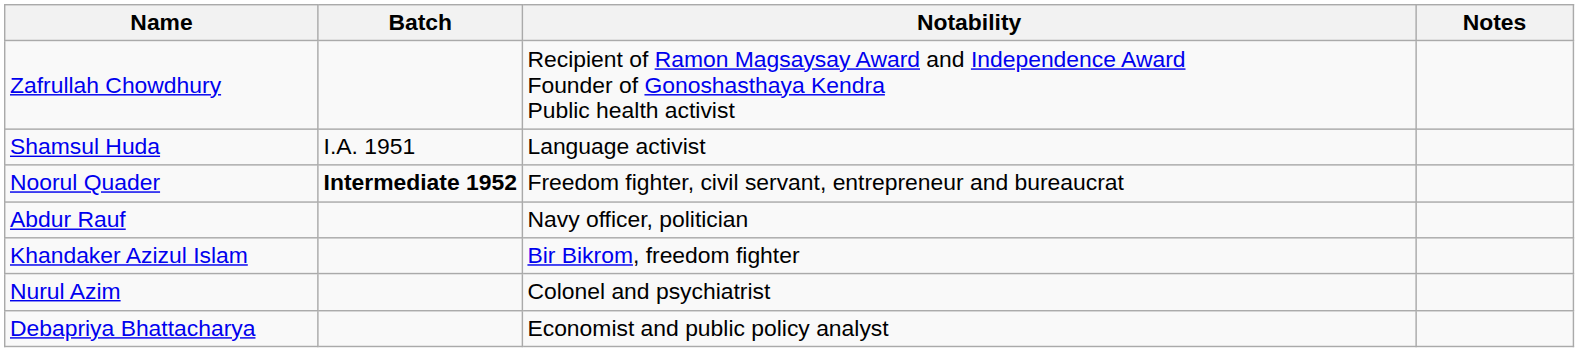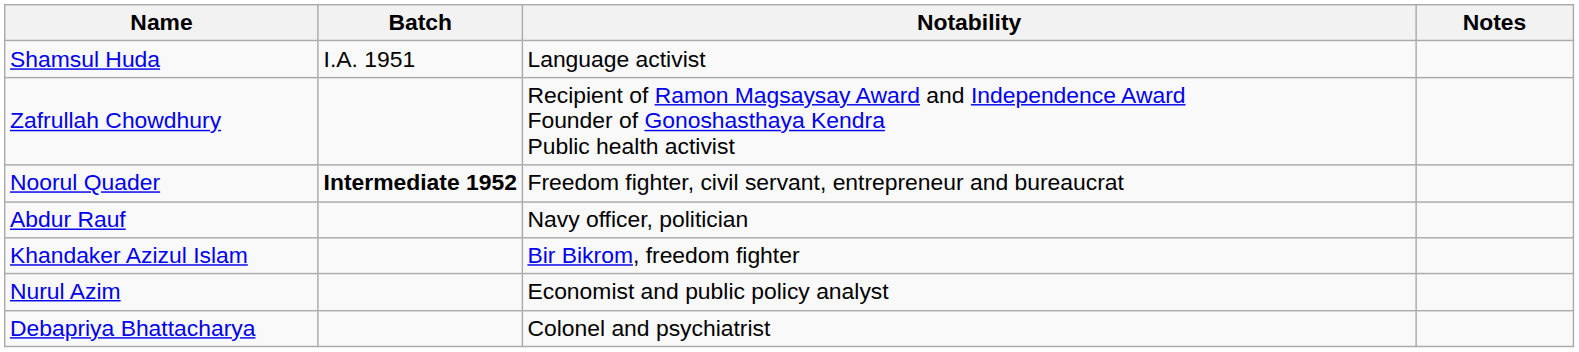rows swapped: (116, 84) <-> (85, 146)
(649, 291) Colonel and psychiatrist -> (708, 291) Economist and public policy analyst
(708, 328) Economist and public policy analyst -> (649, 328) Colonel and psychiatrist
